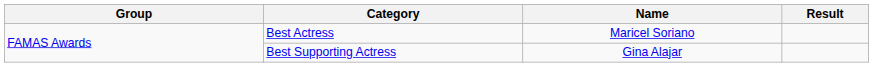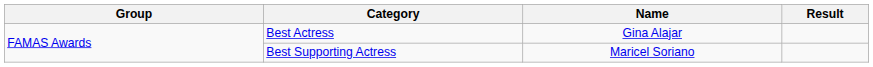(652, 33) Maricel Soriano -> (652, 33) Gina Alajar
(652, 52) Gina Alajar -> (652, 52) Maricel Soriano
